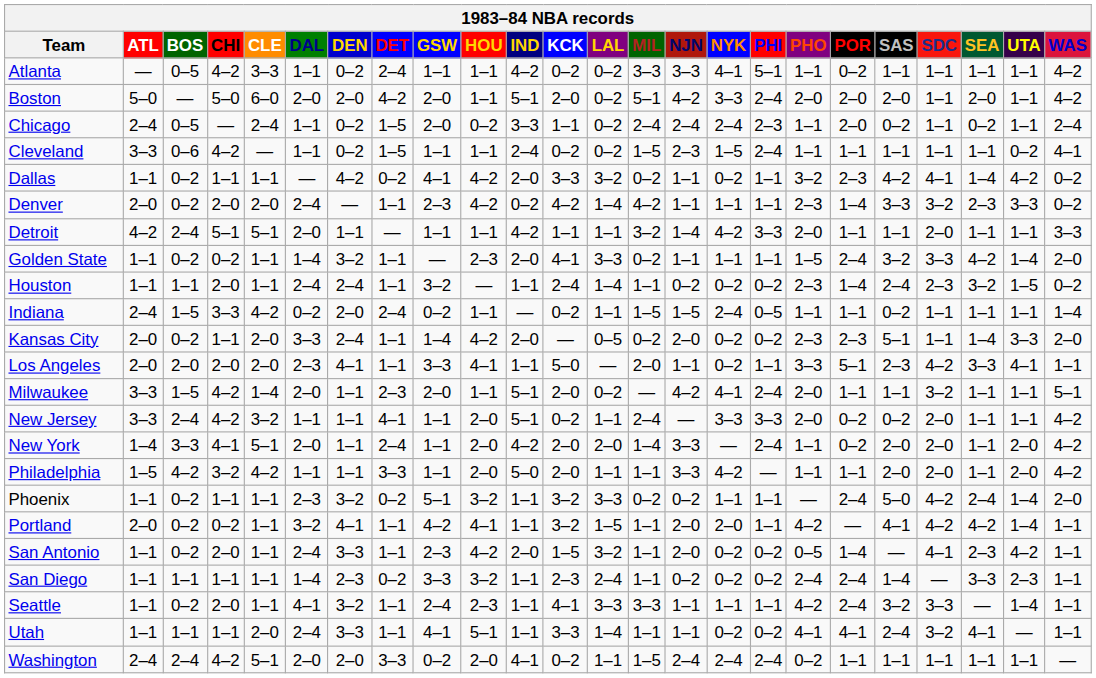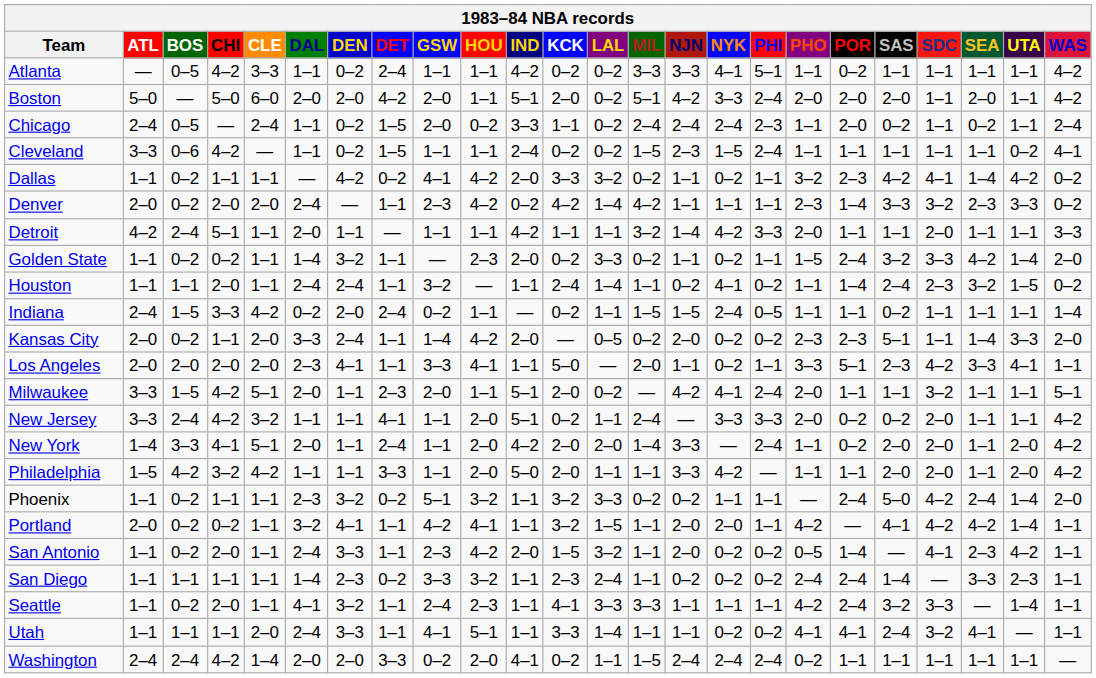(265, 232) 5–1 -> (265, 232) 1–1
(566, 258) 4–1 -> (566, 258) 0–2
(729, 258) 1–1 -> (729, 258) 0–2
(729, 285) 0–2 -> (729, 285) 4–1
(808, 285) 2–3 -> (808, 285) 1–1
(265, 392) 1–4 -> (265, 392) 5–1
(265, 659) 5–1 -> (265, 659) 1–4
